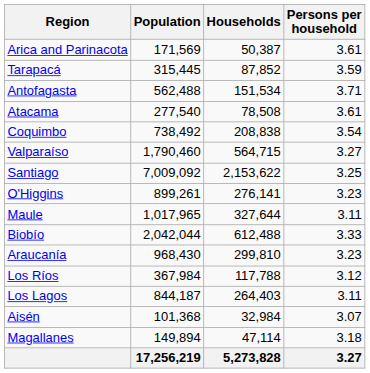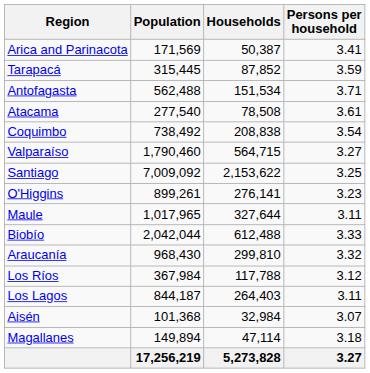(349, 49) 3.61 -> (349, 49) 3.41
(349, 255) 3.23 -> (349, 255) 3.32
